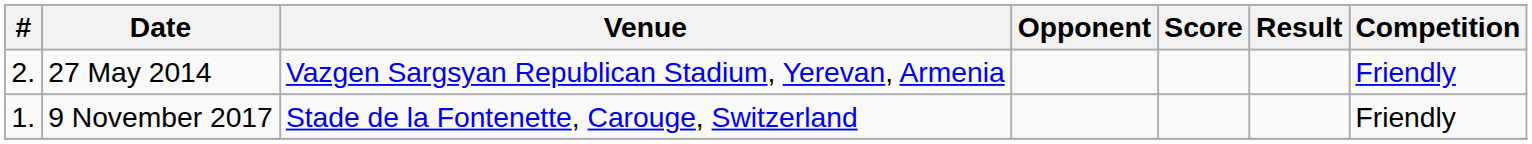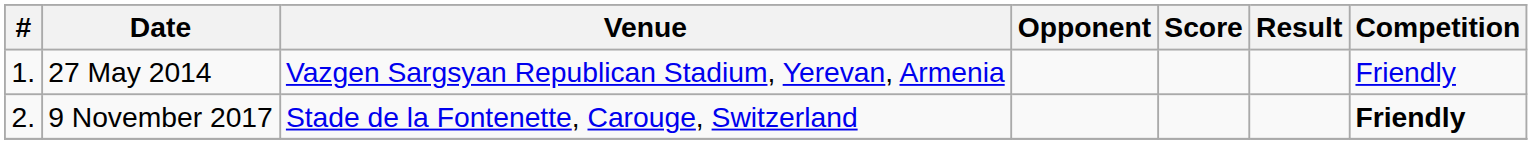(23, 72) 2. -> (23, 72) 1.
(23, 117) 1. -> (23, 117) 2.
(1406, 117) normal -> (1410, 117) bold
